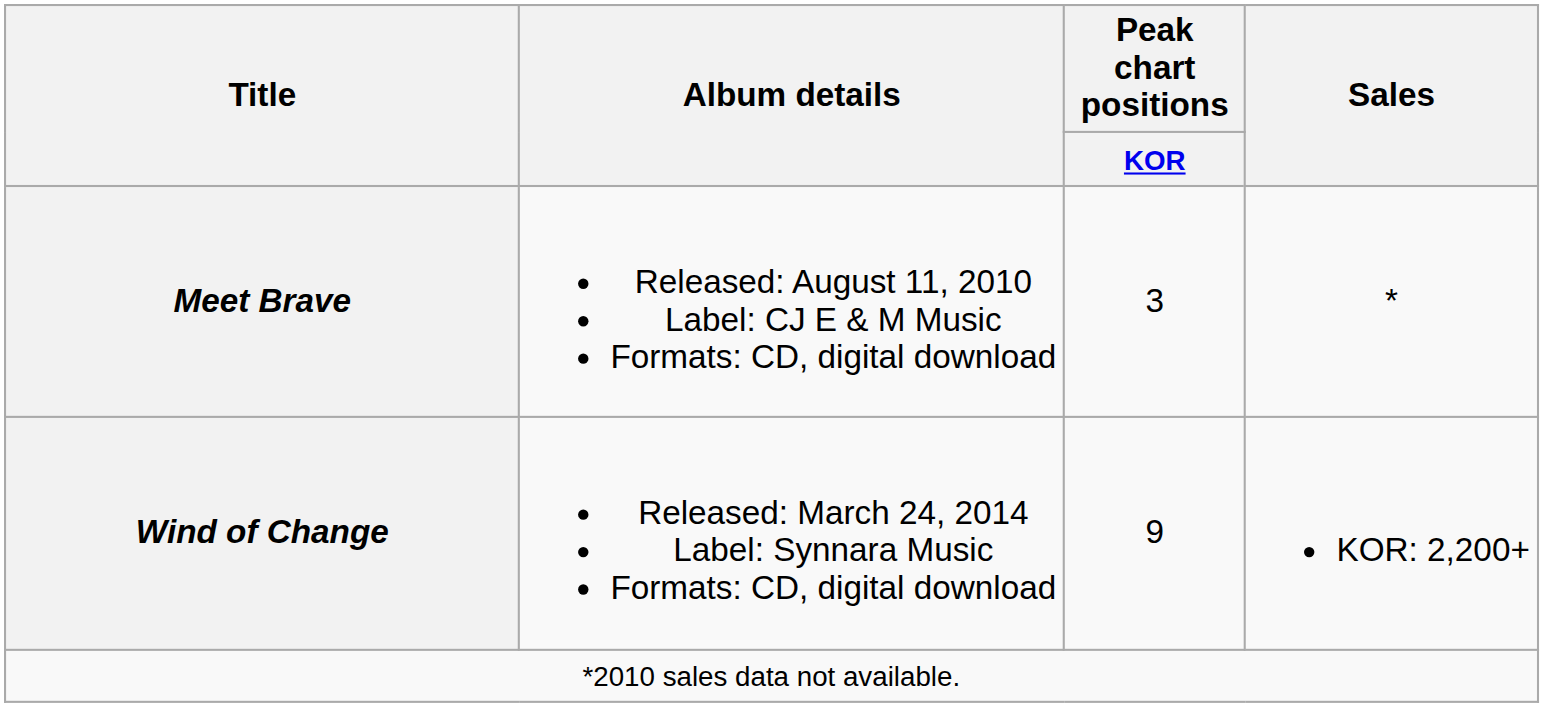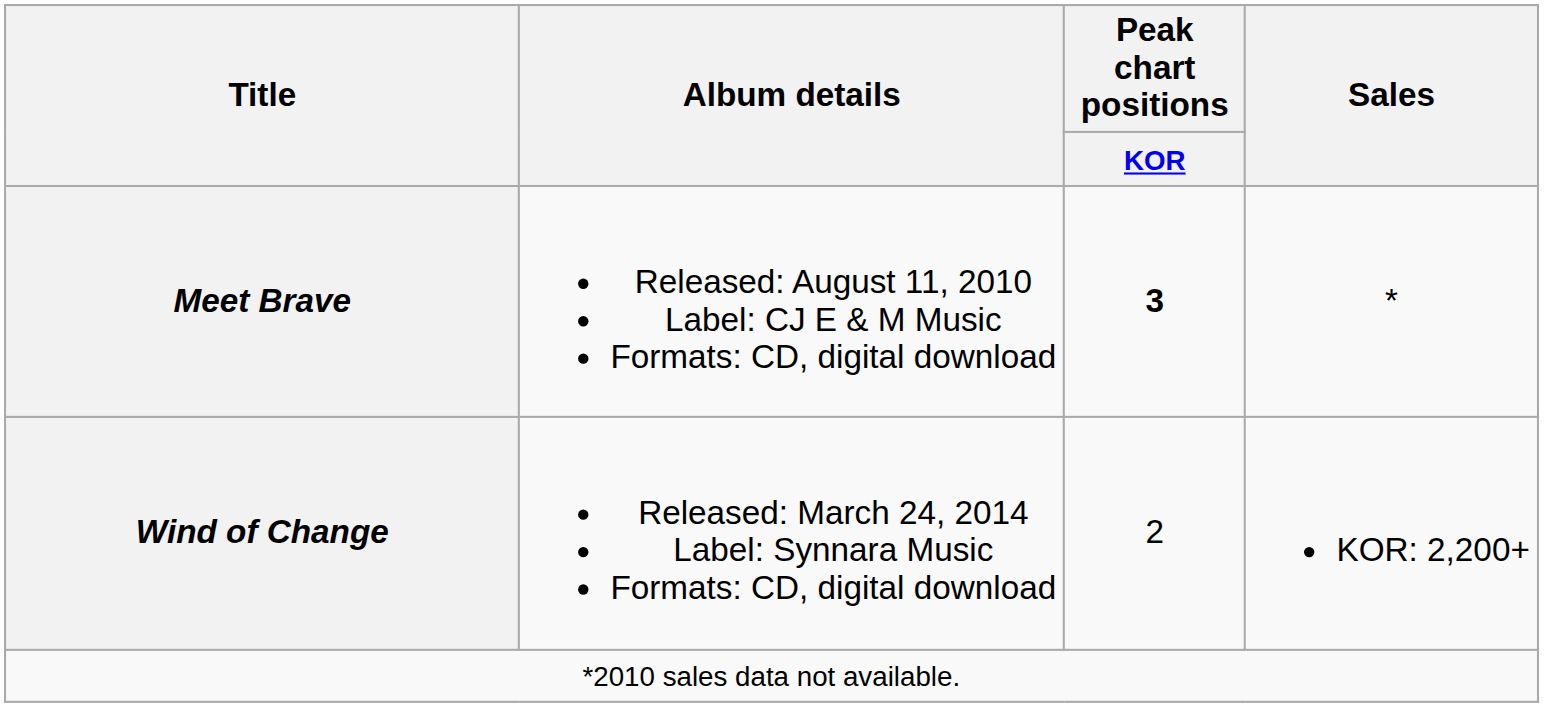(1155, 300) normal -> (1155, 300) bold
(1155, 532) 9 -> (1155, 532) 2
